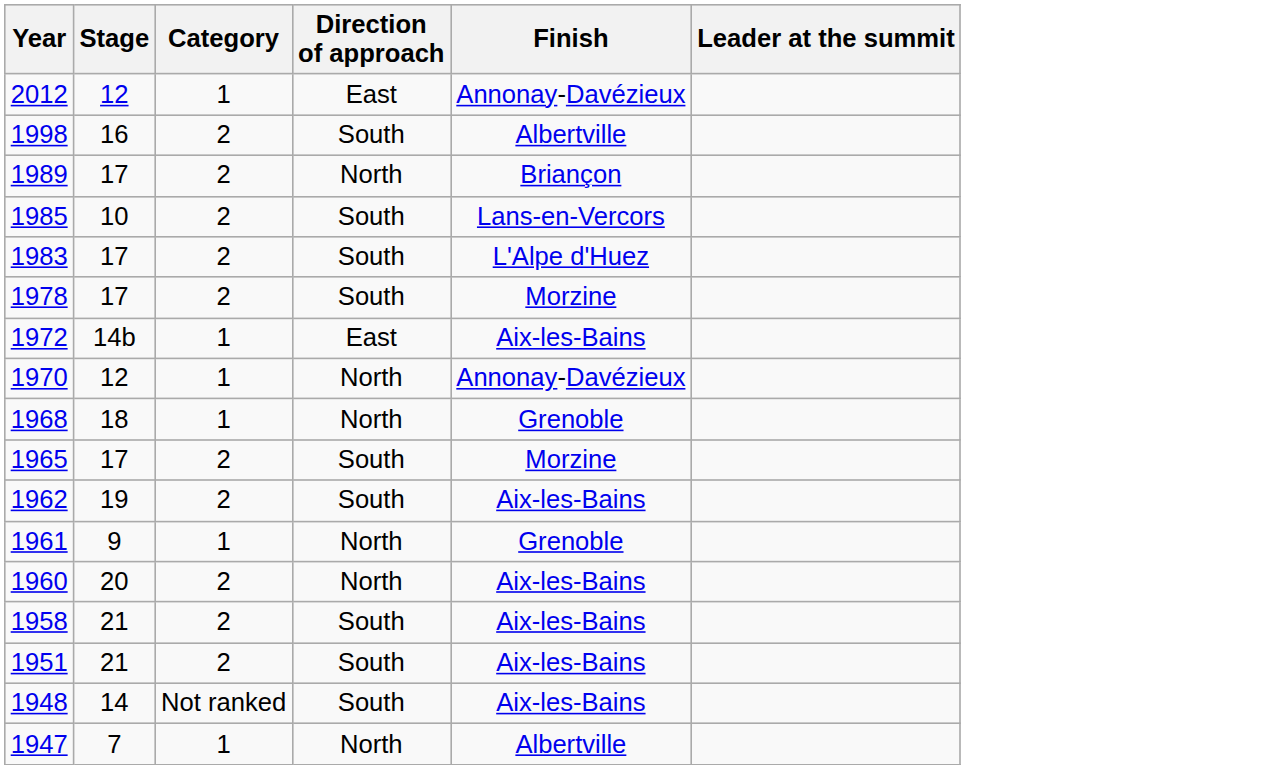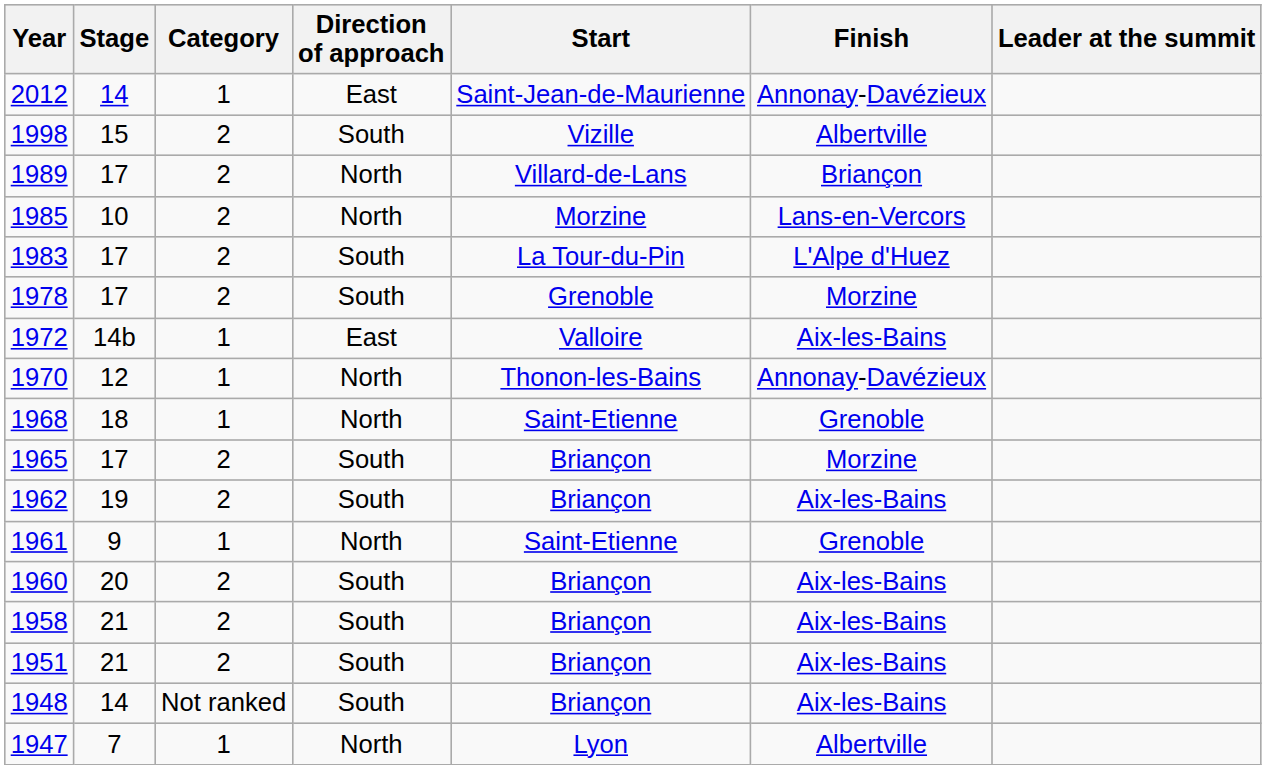+ column: (601, 39)
(114, 94) 12 -> (114, 94) 14
(114, 134) 16 -> (114, 134) 15
(371, 216) South -> (371, 216) North
(371, 581) North -> (371, 581) South
